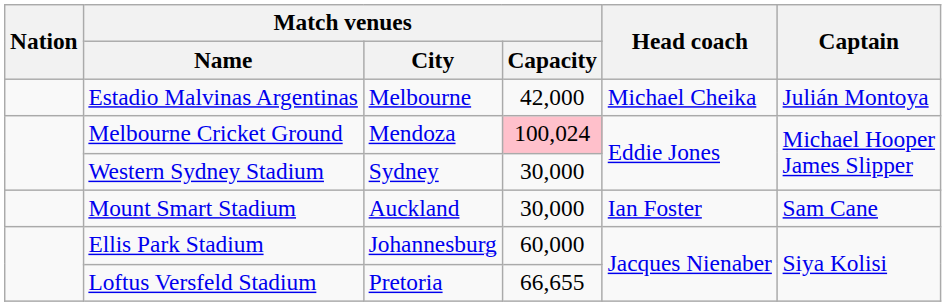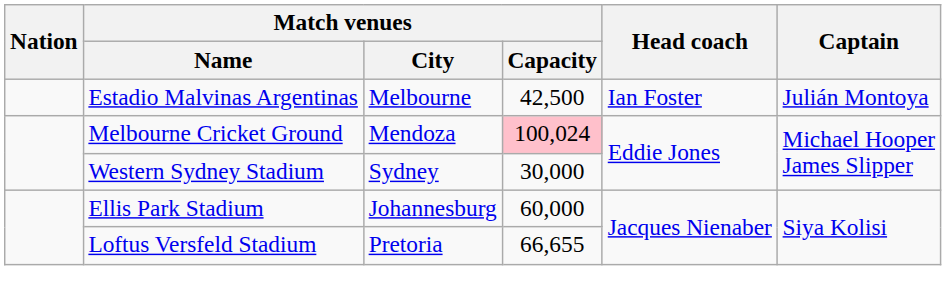(552, 97) 42,000 -> (552, 97) 42,500
(682, 97) Michael Cheika -> (655, 97) Ian Foster
- row: (192, 208)
